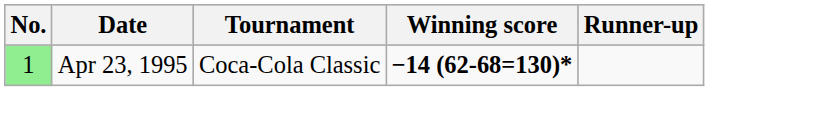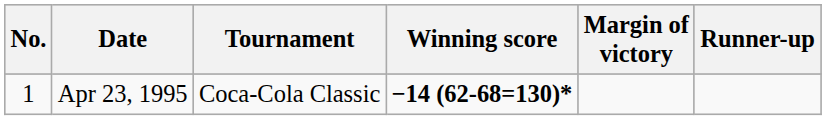+ column: (636, 39)
(28, 65) lightgreen background -> (28, 94) no background
